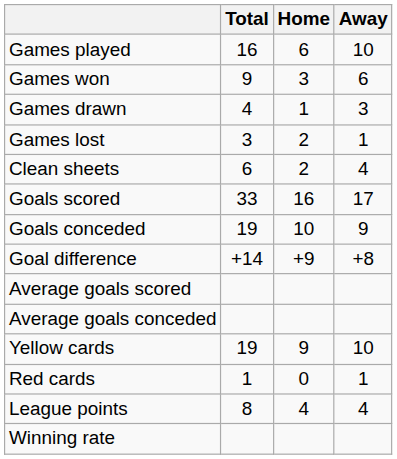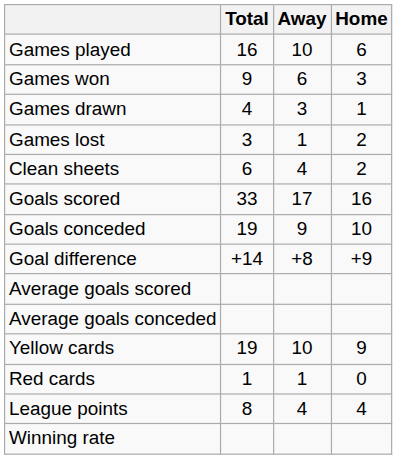columns swapped: (304, 19) <-> (363, 19)
